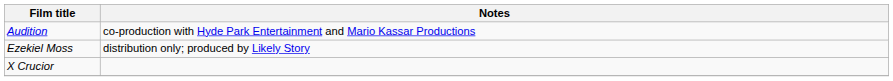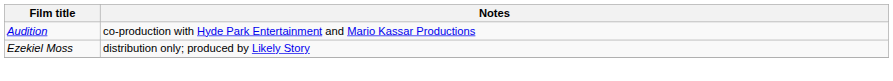- row: (30, 66)
